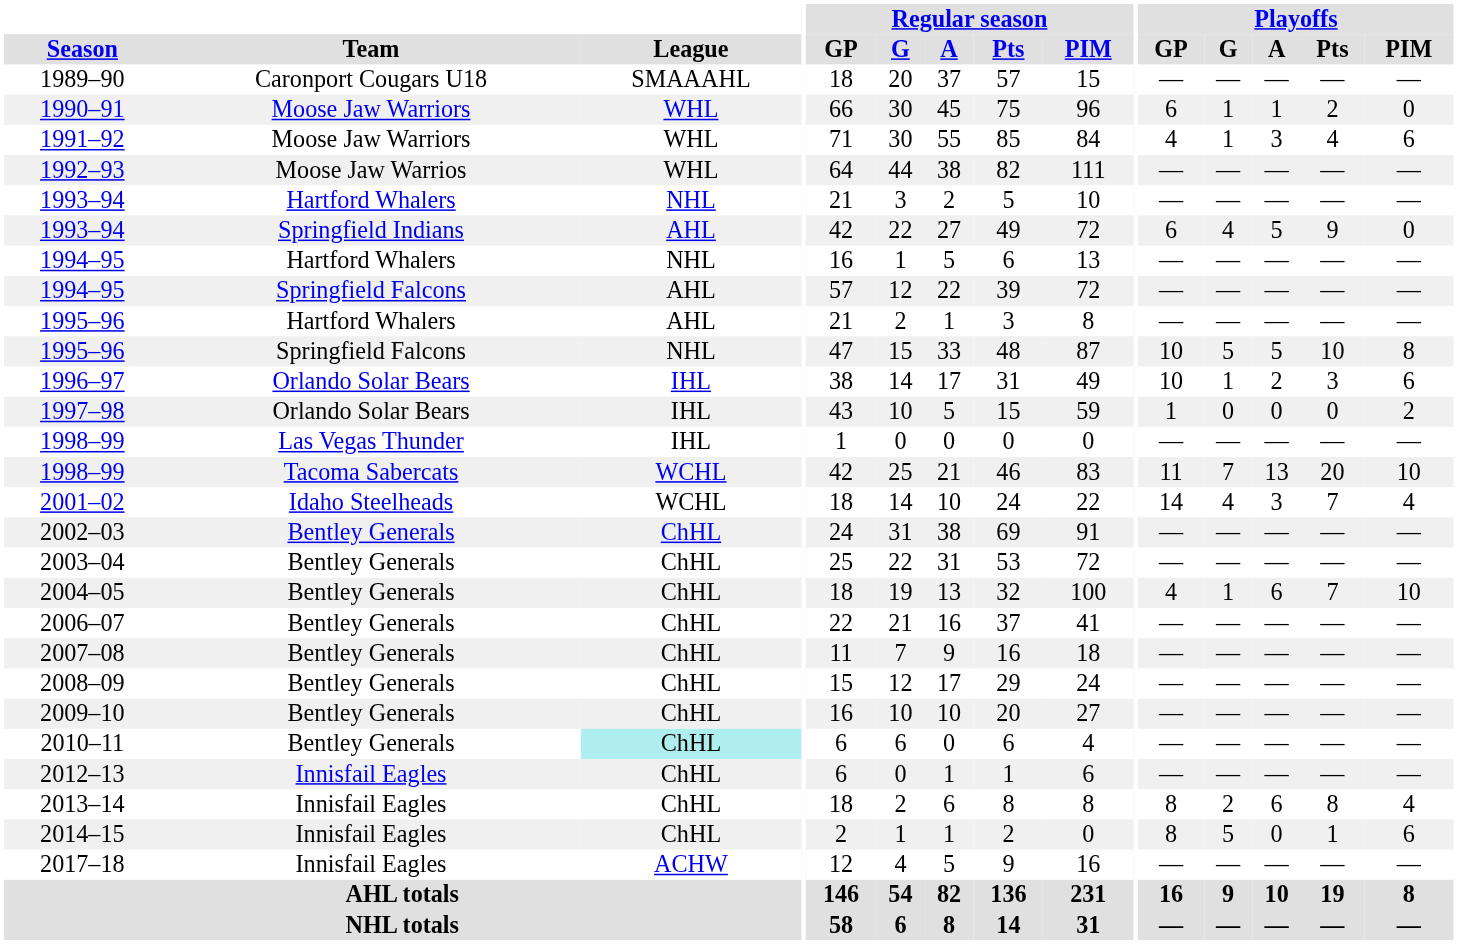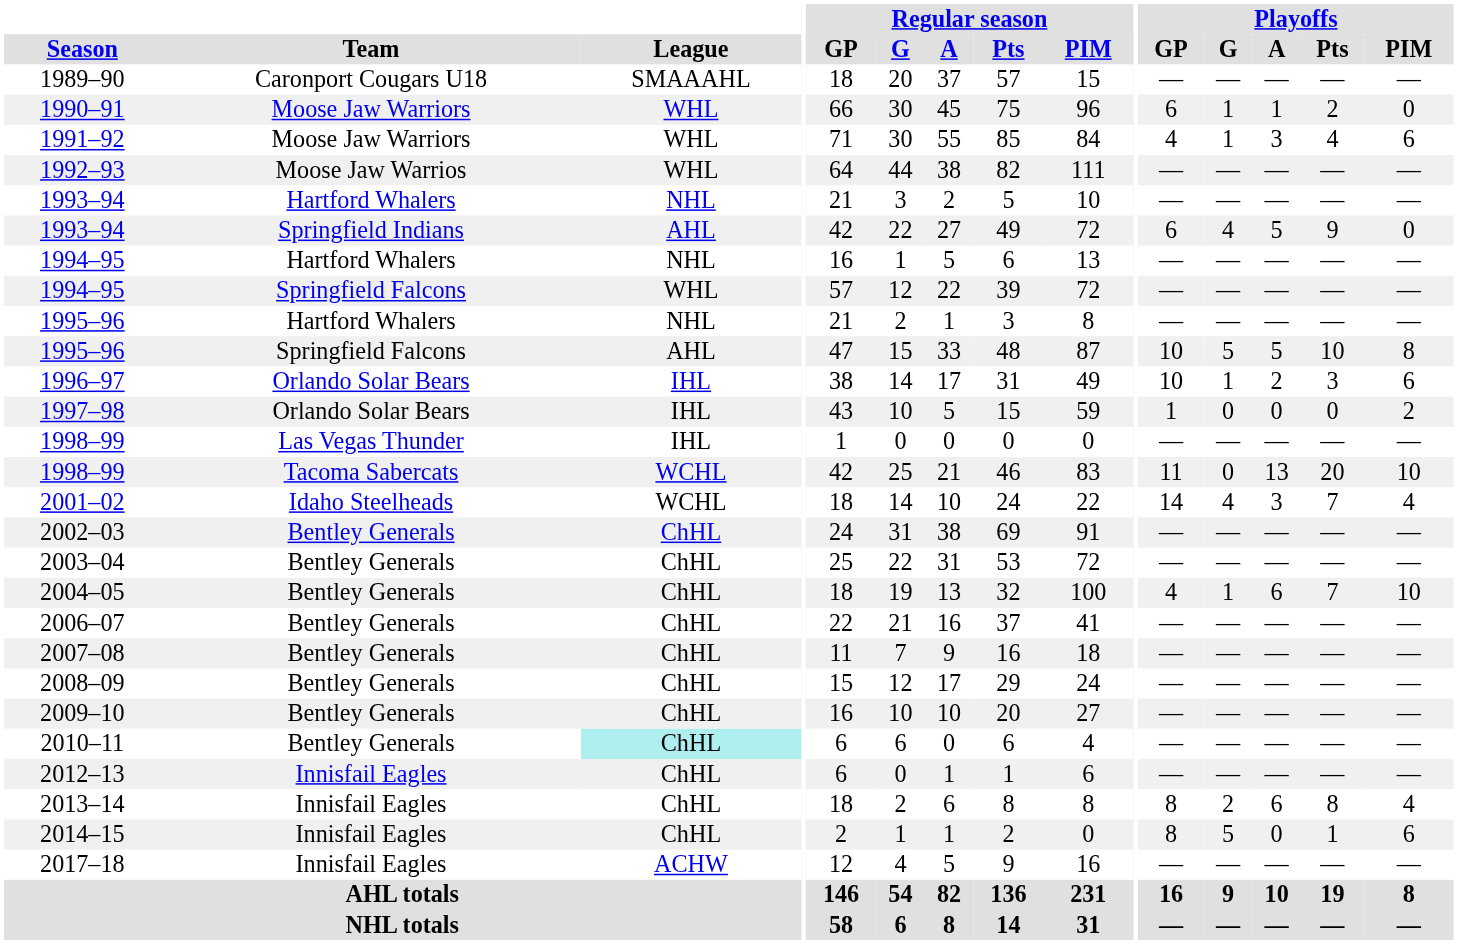(691, 290) AHL -> (691, 290) WHL
(691, 320) AHL -> (691, 320) NHL
(691, 351) NHL -> (691, 351) AHL
(1228, 471) 7 -> (1228, 471) 0
